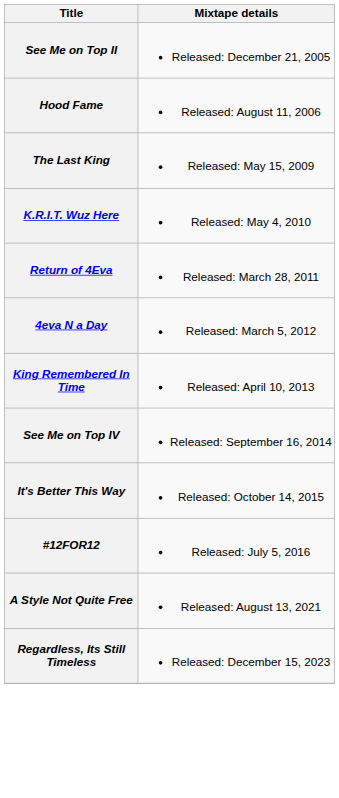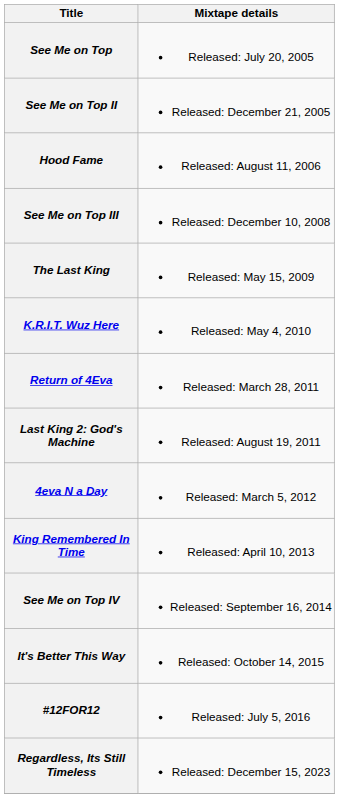+ row: (71, 50)
+ row: (71, 215)
+ row: (71, 435)
- row: (71, 600)
